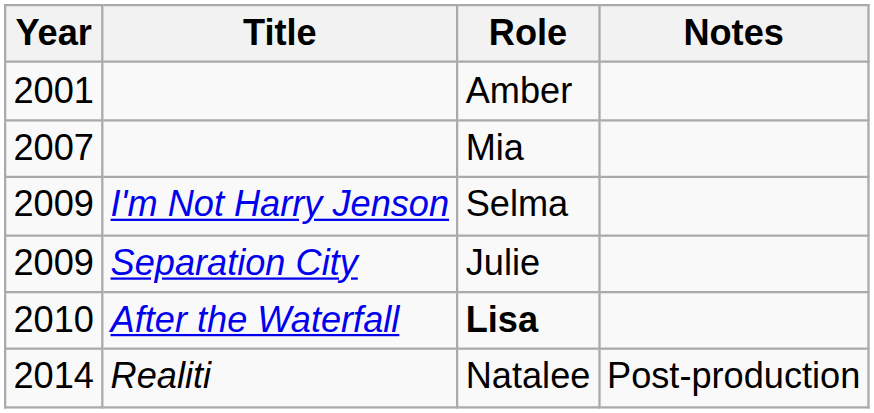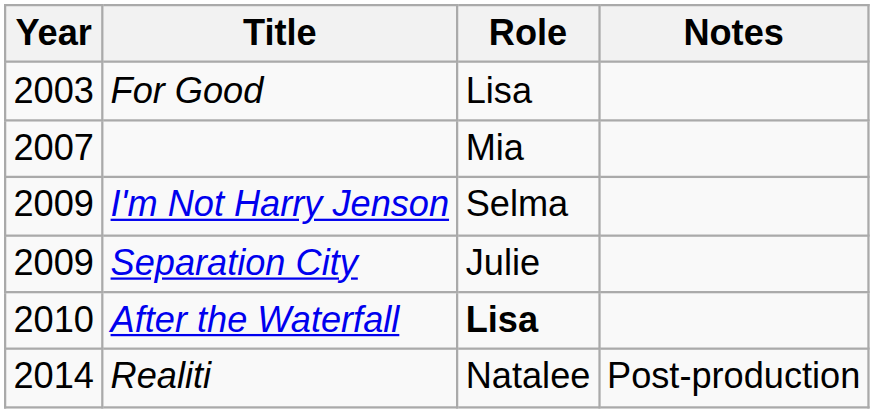- row: (54, 90)
+ row: (54, 90)
